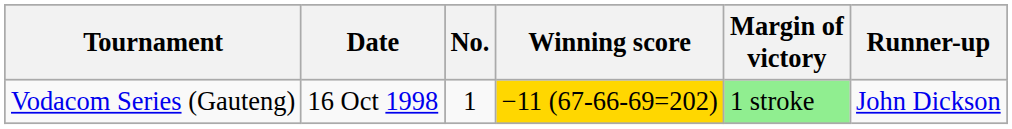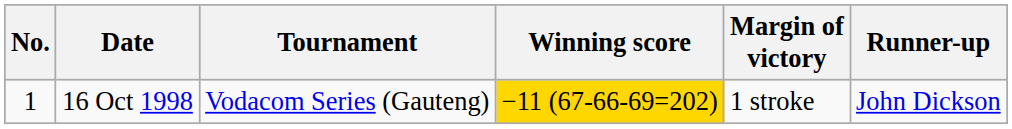columns swapped: (470, 42) <-> (153, 42)
(772, 101) lightgreen background -> (772, 101) no background
